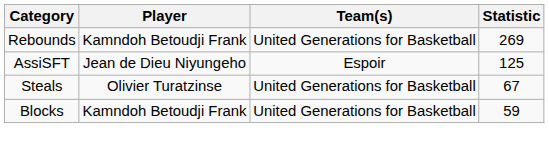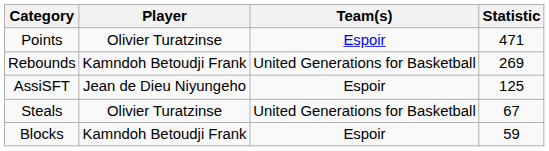+ row: (42, 39)
(364, 110) United Generations for Basketball -> (364, 134) Espoir
